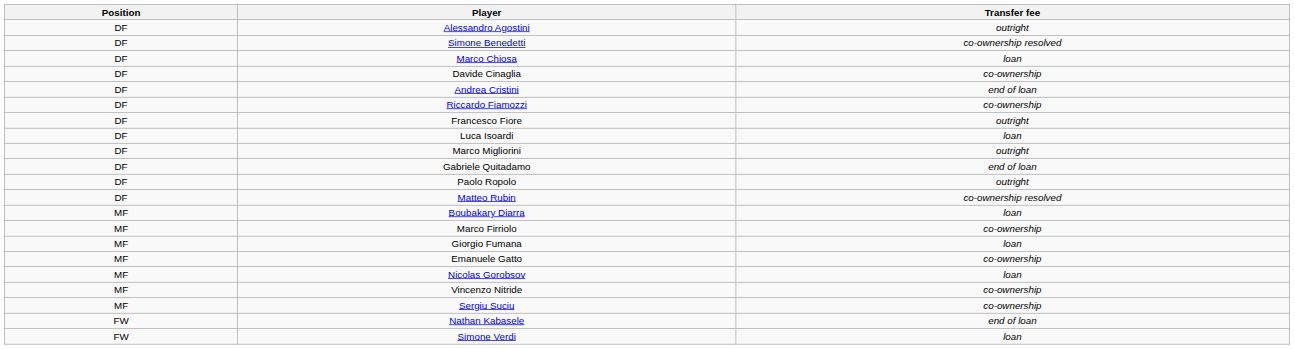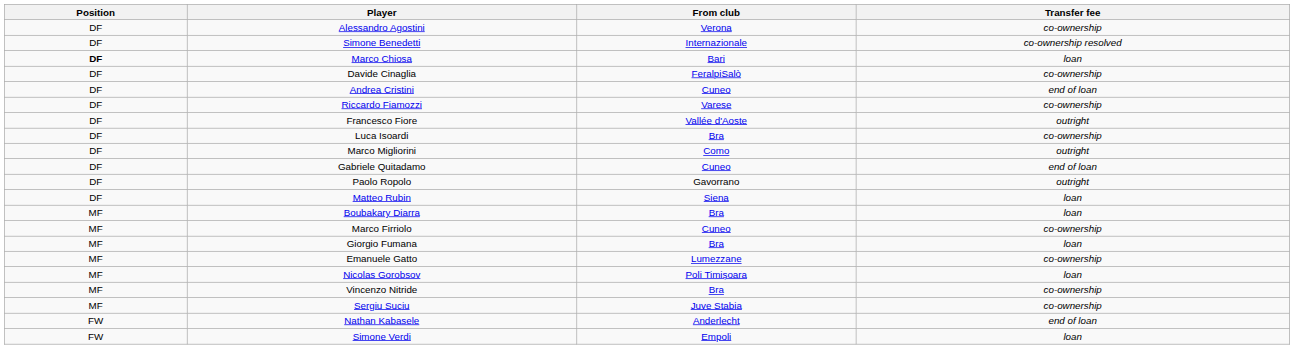+ column: (716, 12)
(1012, 27) outright -> (1073, 27) co-ownership
(121, 58) normal -> (96, 58) bold
(1012, 135) loan -> (1073, 135) co-ownership
(1012, 197) co-ownership resolved -> (1073, 197) loan
